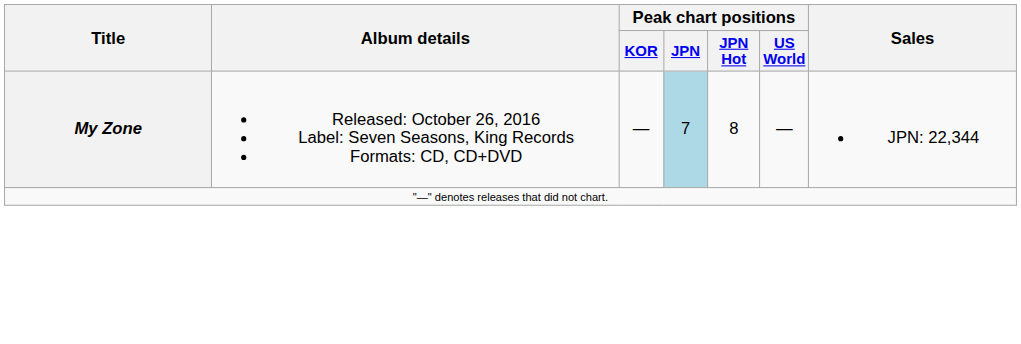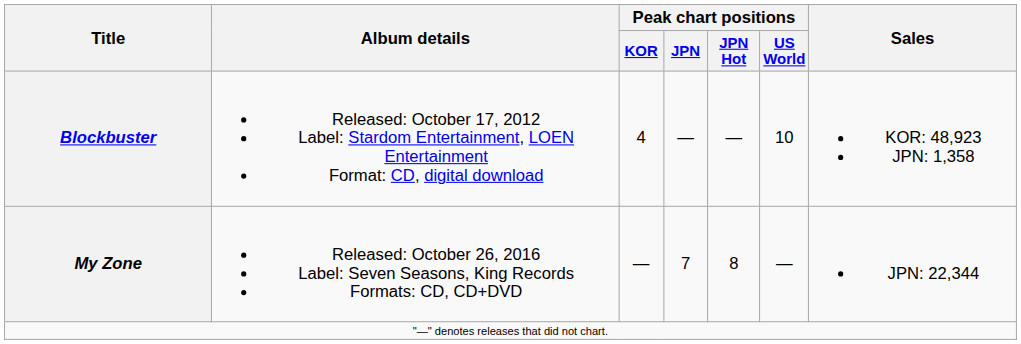+ row: (108, 138)
(686, 129) lightblue background -> (686, 263) no background
